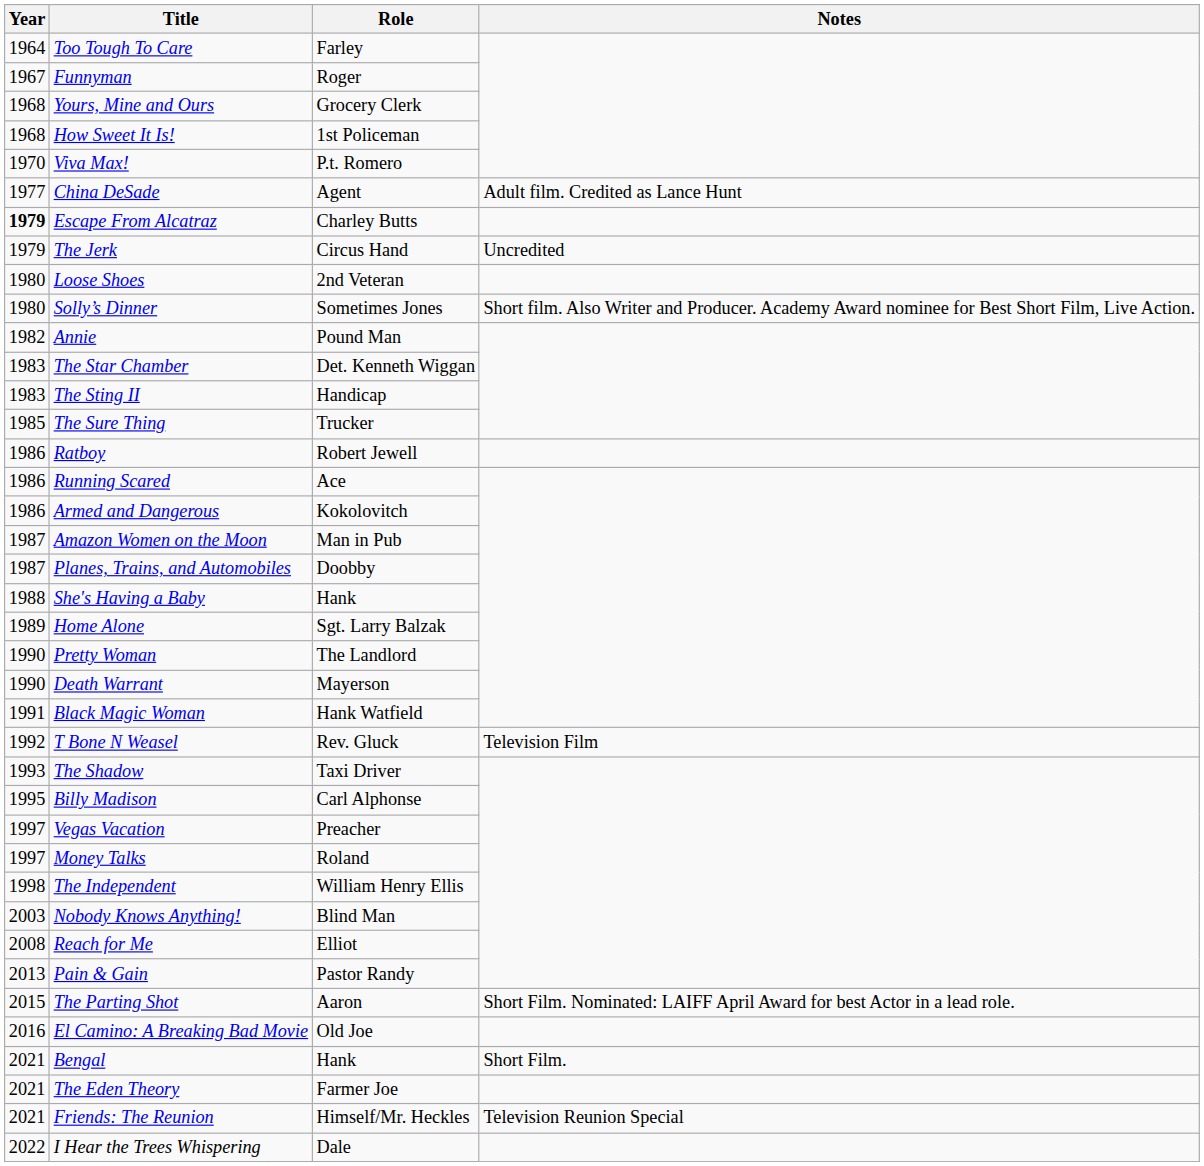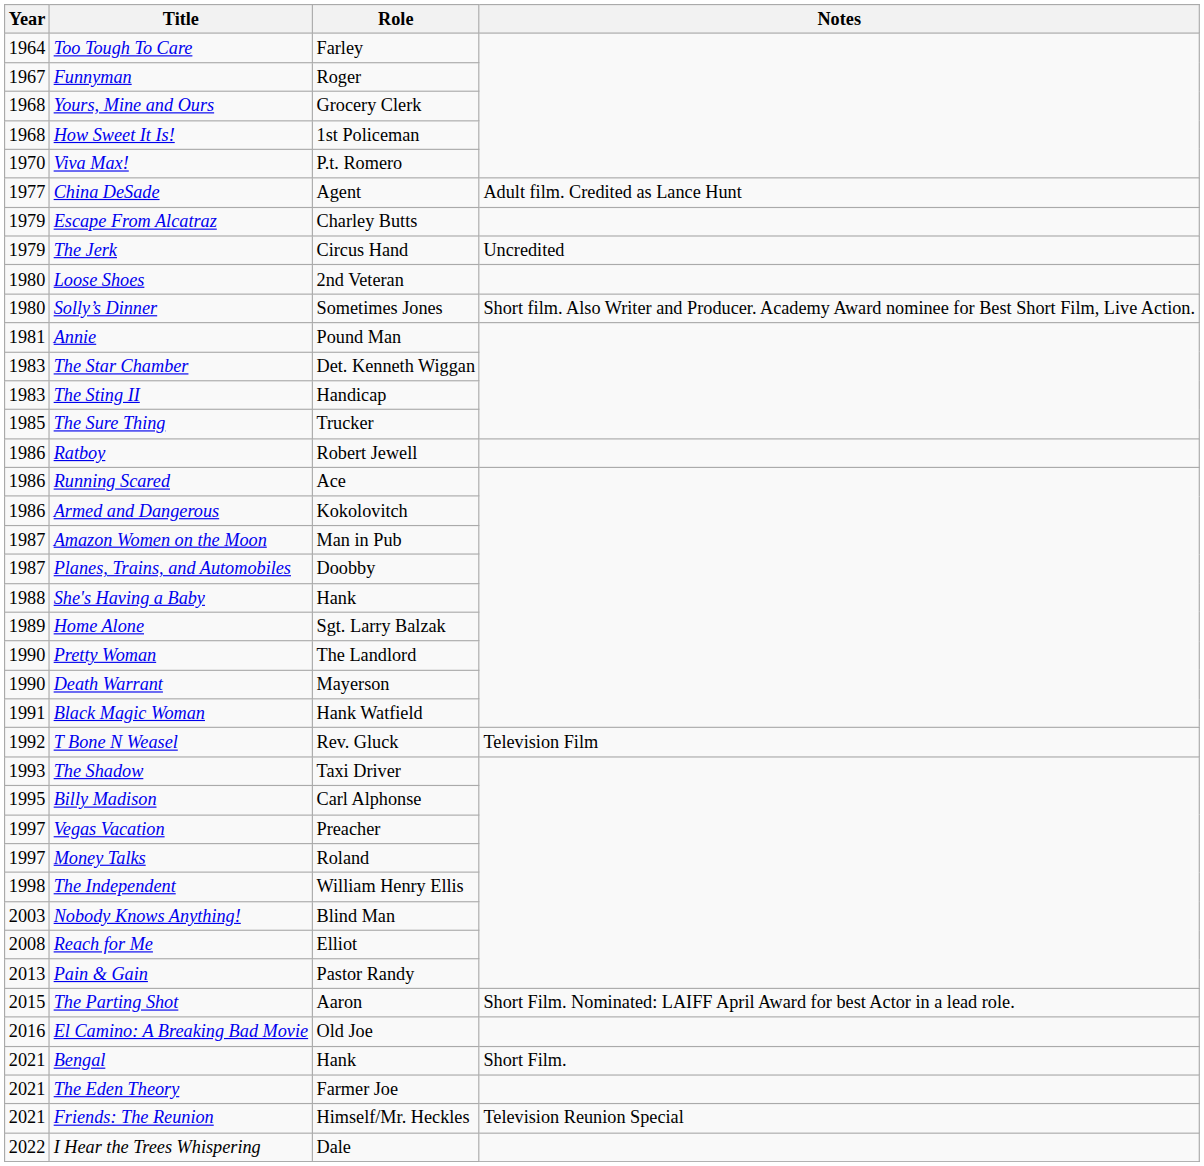(27, 221) bold -> (27, 221) normal
(27, 337) 1982 -> (27, 337) 1981
